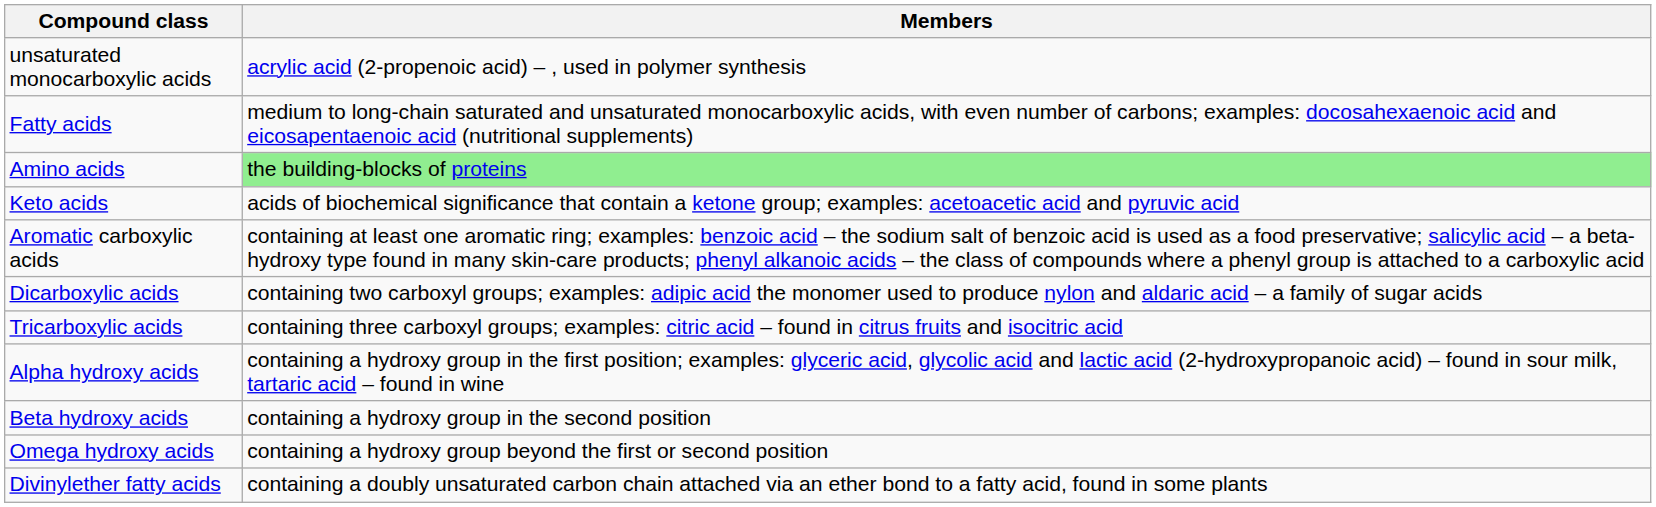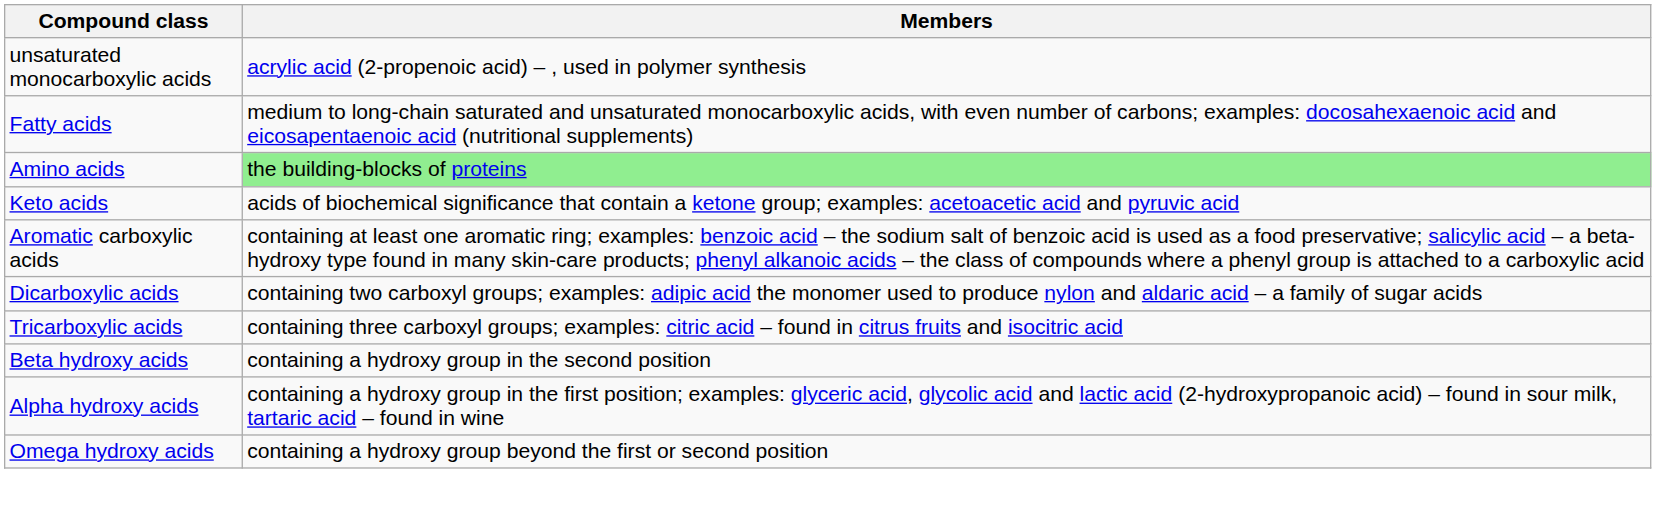rows swapped: (104, 372) <-> (99, 417)
- row: (115, 484)
